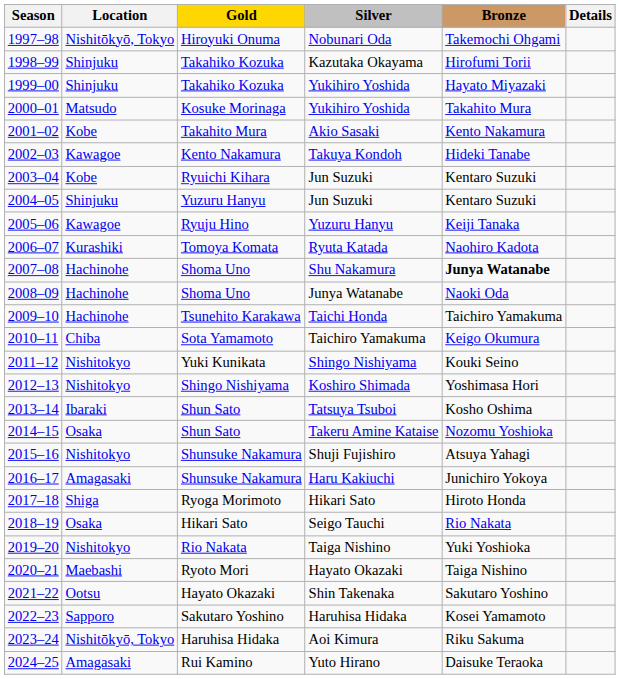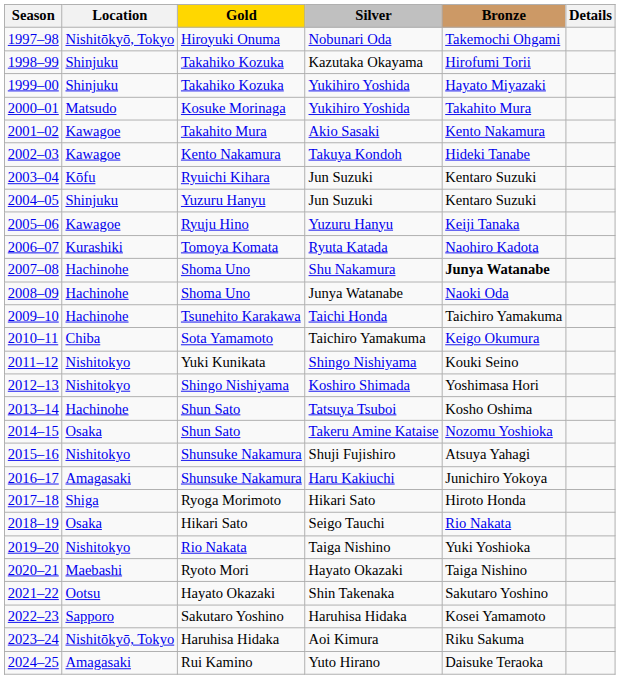(81, 131) Kobe -> (93, 131) Kawagoe
(81, 177) Kobe -> (80, 177) Kōfu
(86, 408) Ibaraki -> (97, 408) Hachinohe
